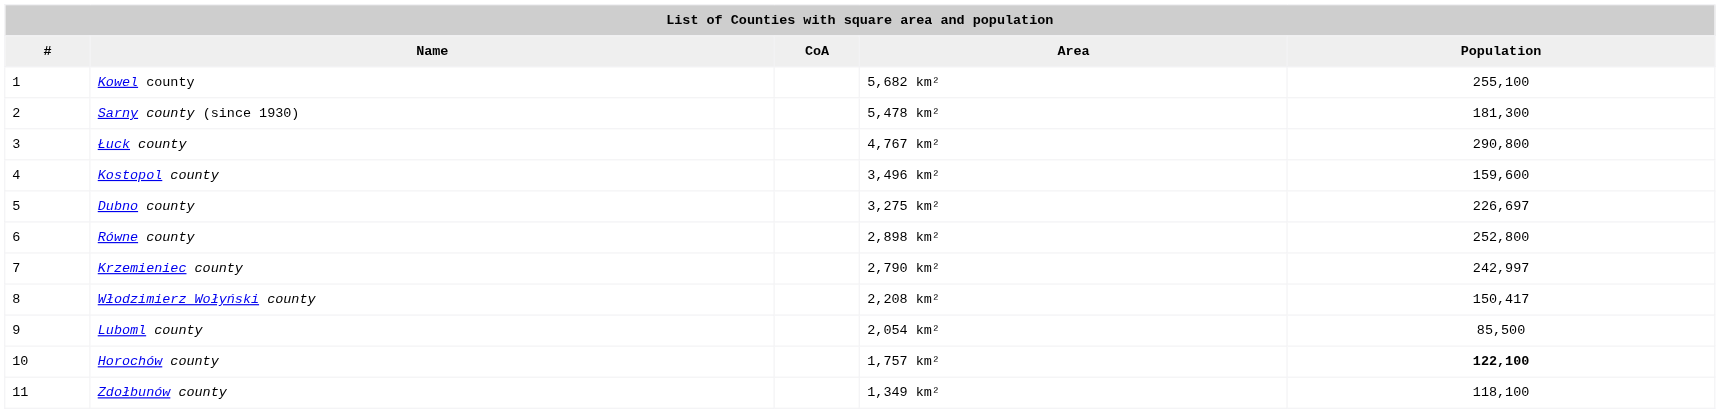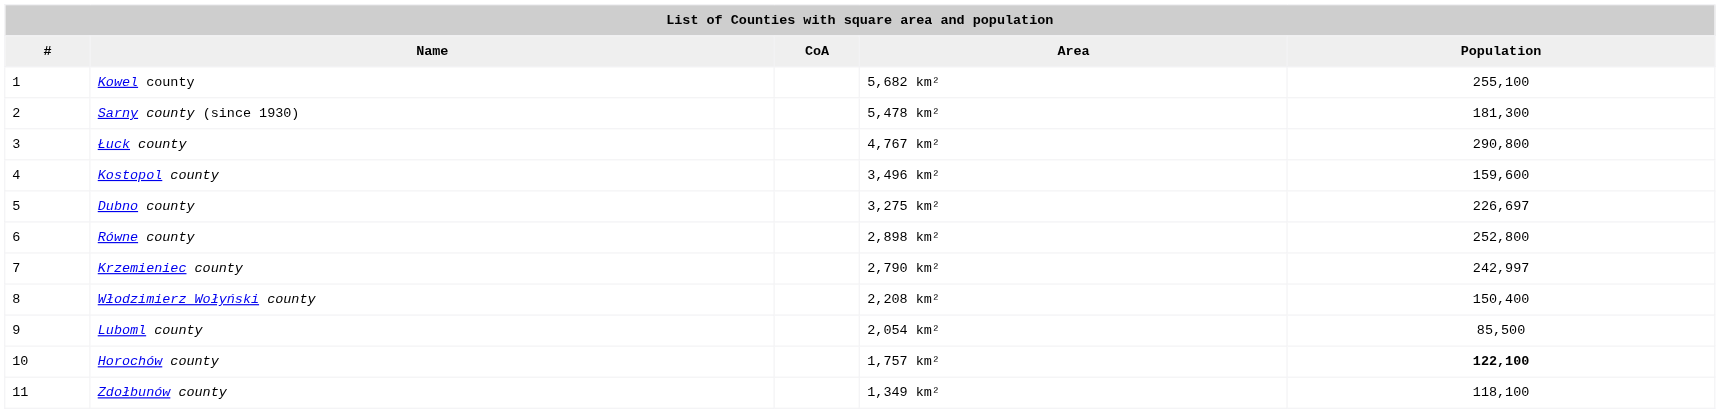(1501, 300) 150,417 -> (1501, 300) 150,400
